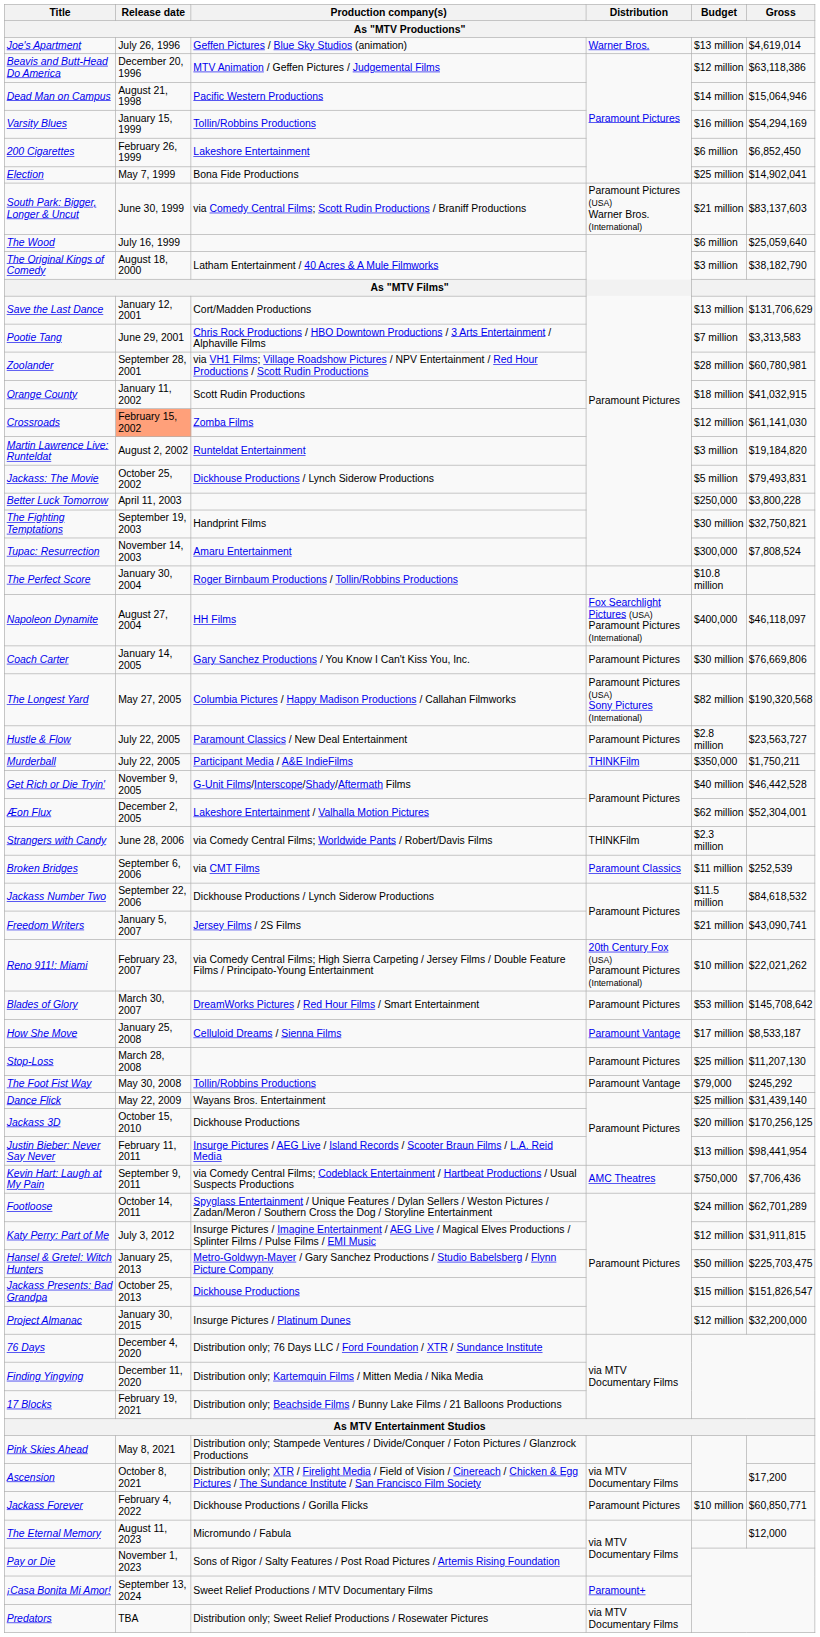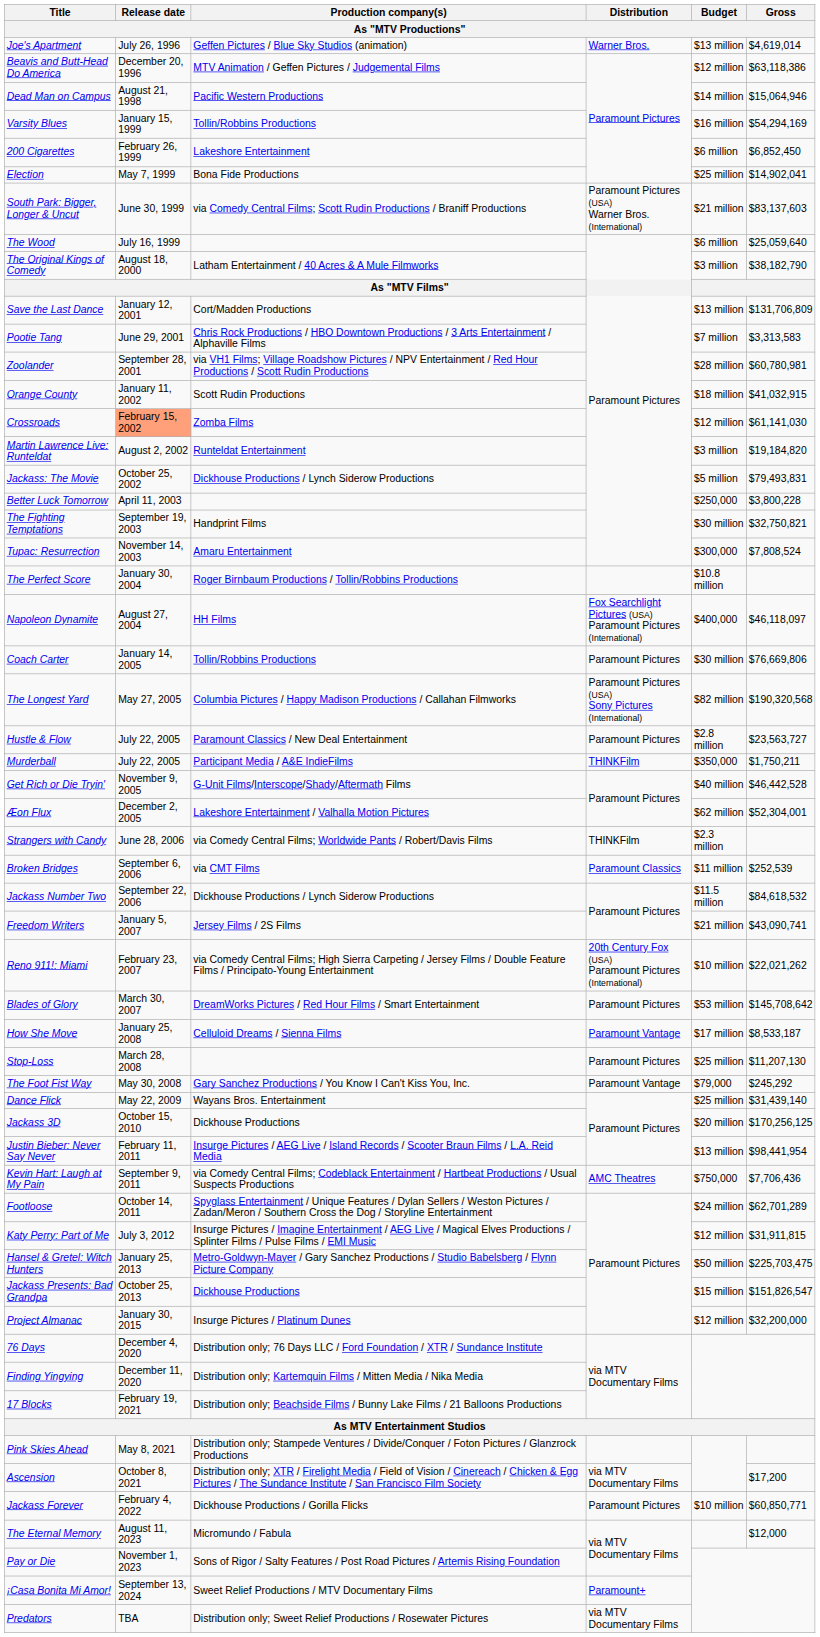(781, 310) $131,706,629 -> (781, 310) $131,706,809
(332, 660) Gary Sanchez Productions / You Know I Can't Kiss You, Inc. -> (255, 660) Tollin/Robbins Productions
(255, 1084) Tollin/Robbins Productions -> (332, 1084) Gary Sanchez Productions / You Know I Can't Kiss You, Inc.
